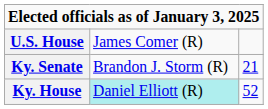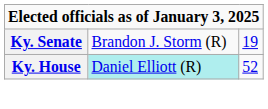- row: (47, 41)
(250, 66) 21 -> (250, 41) 19
